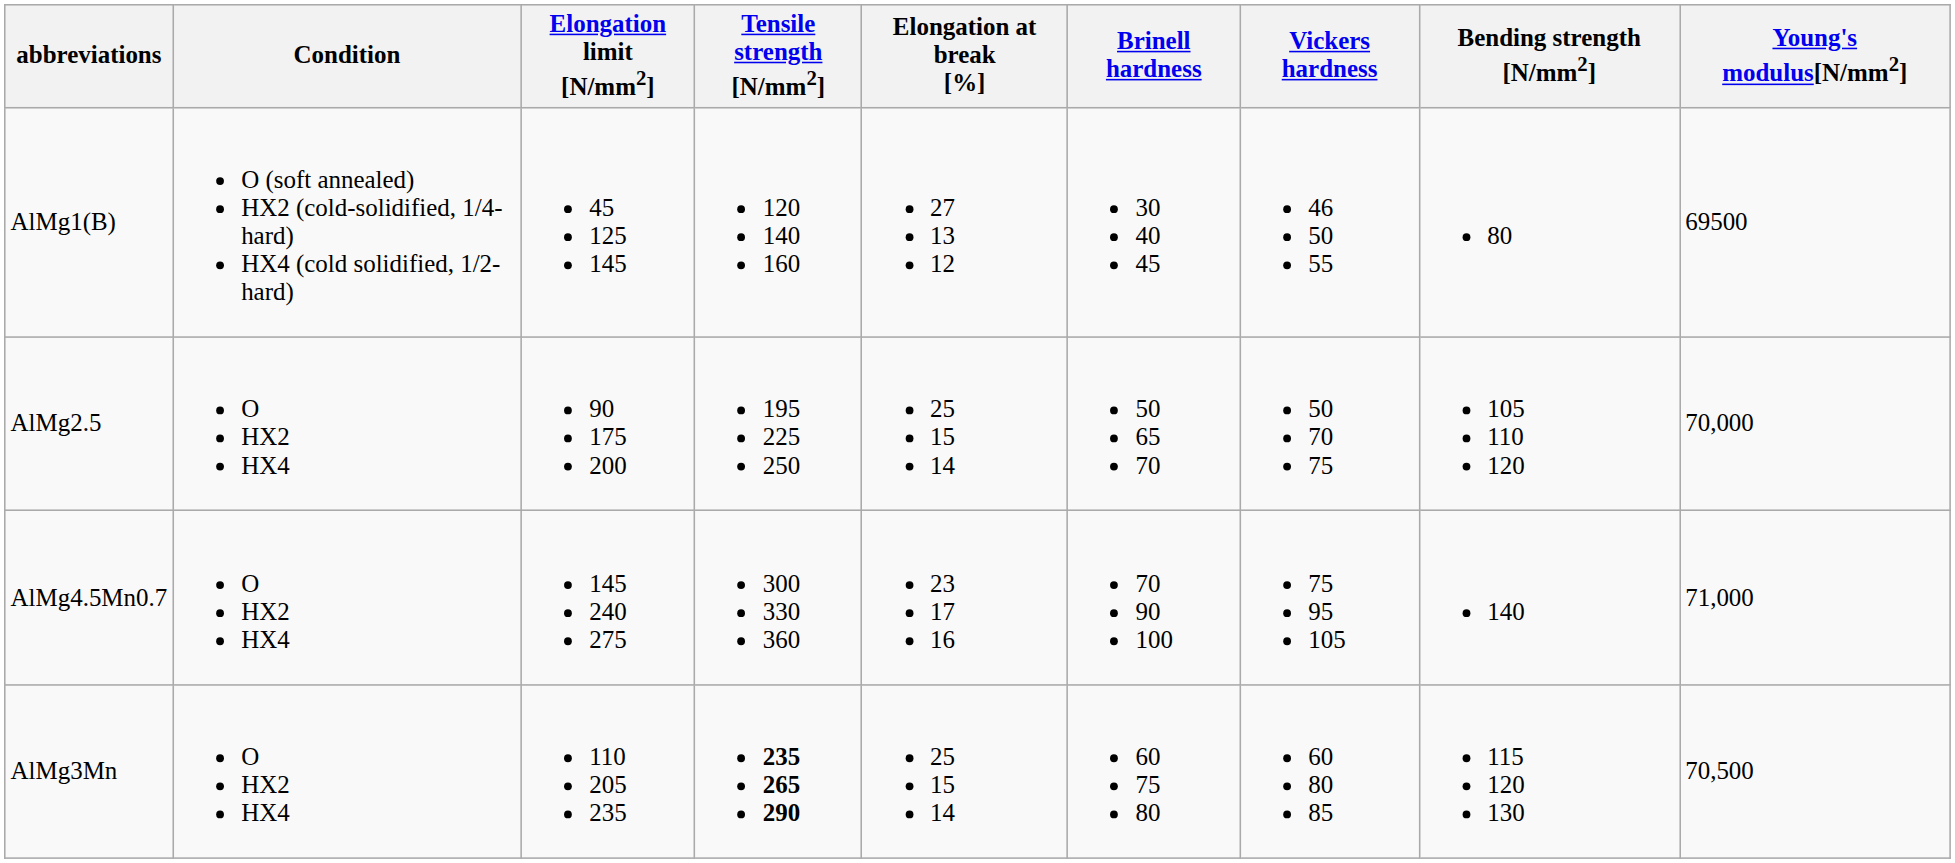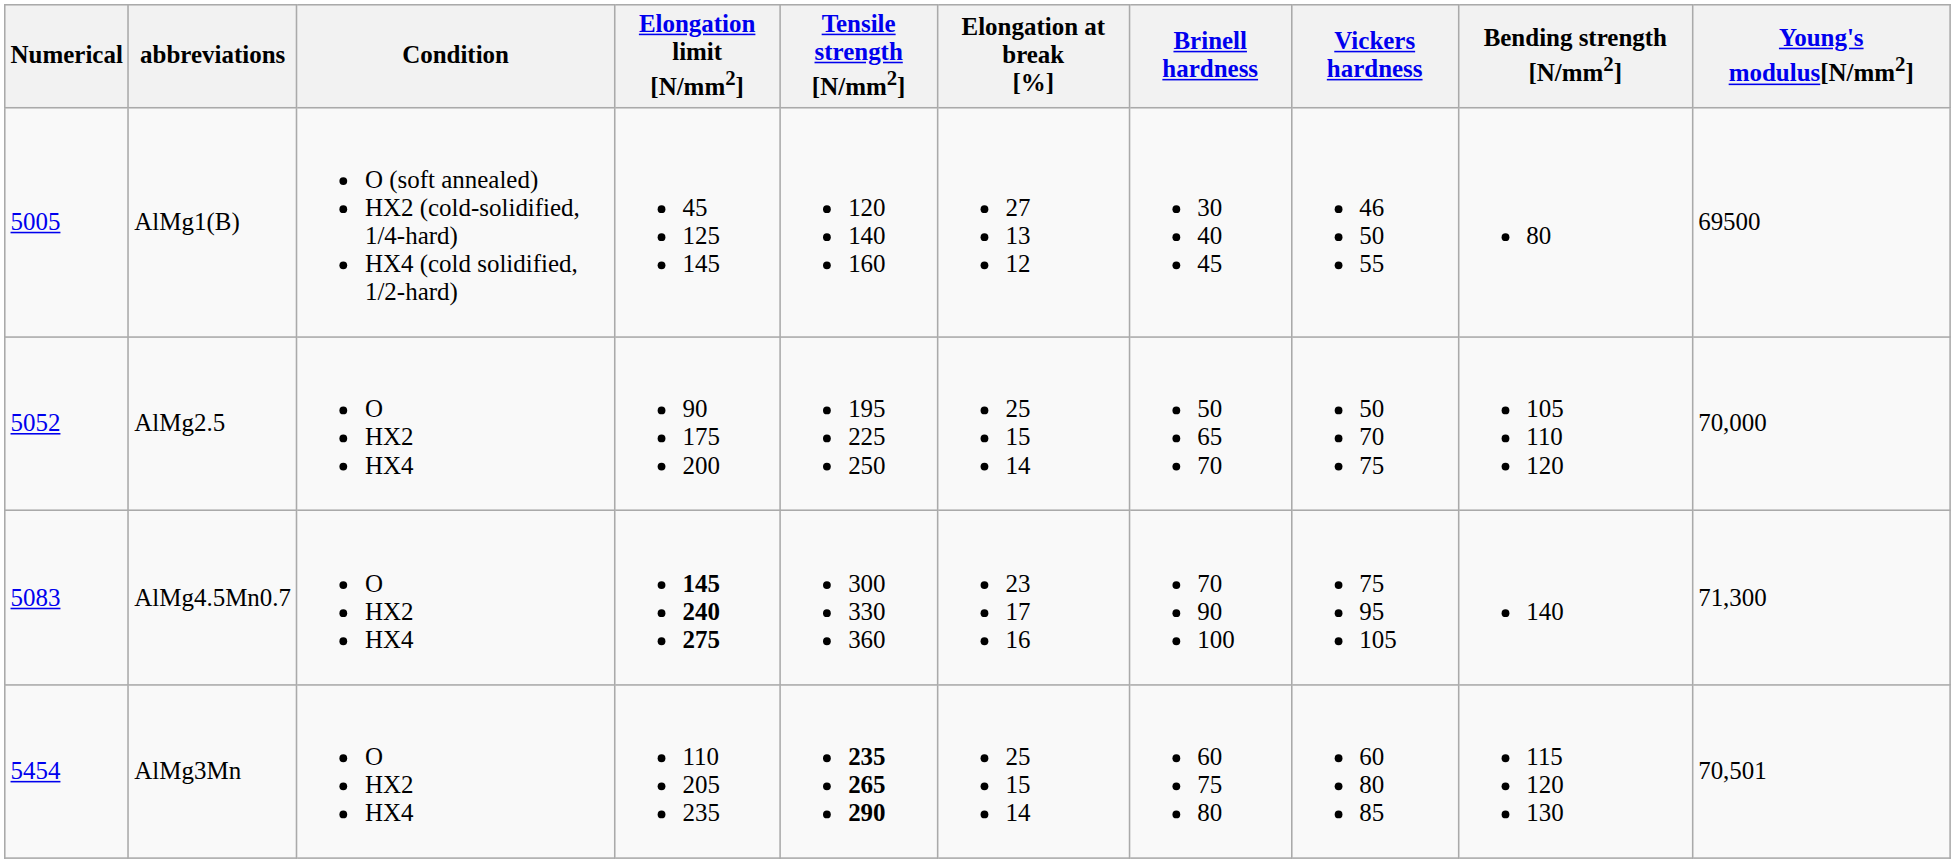+ column: (67, 55)
(608, 612) normal -> (697, 612) bold
(1720, 597) 71,000 -> (1732, 597) 71,300
(1720, 771) 70,500 -> (1732, 771) 70,501
